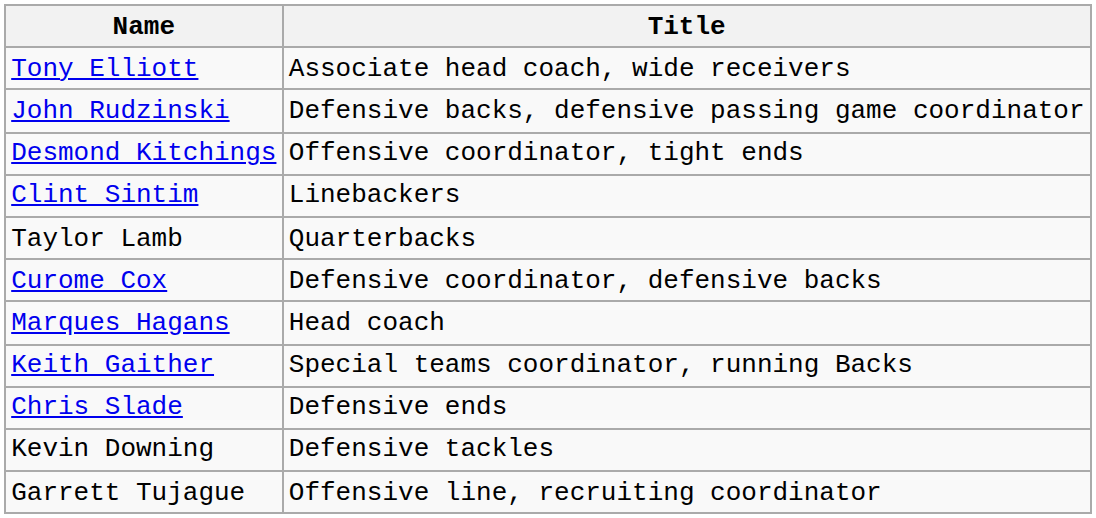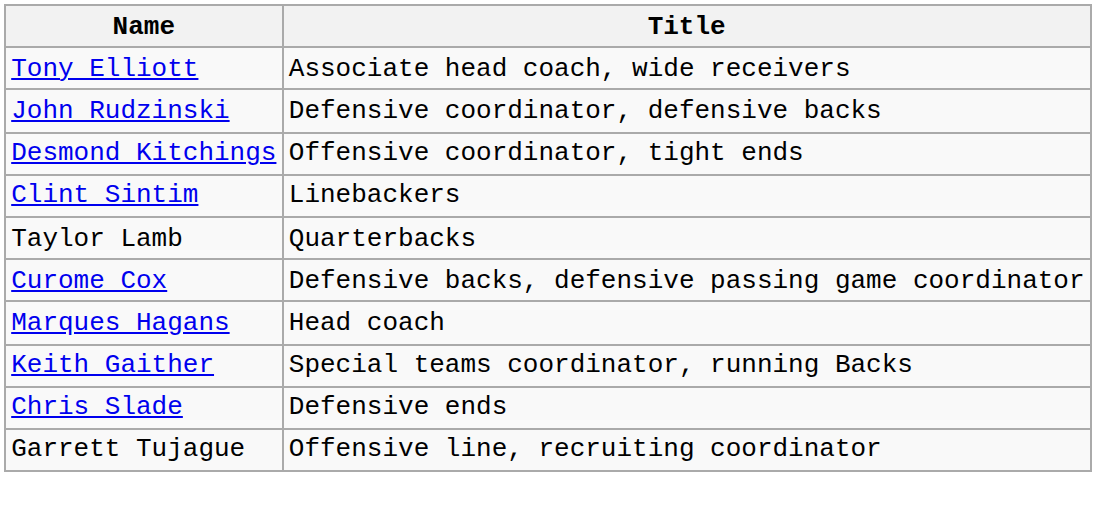(687, 111) Defensive backs, defensive passing game coordinator -> (585, 111) Defensive coordinator, defensive backs
(585, 280) Defensive coordinator, defensive backs -> (687, 280) Defensive backs, defensive passing game coordinator
- row: (113, 450)
